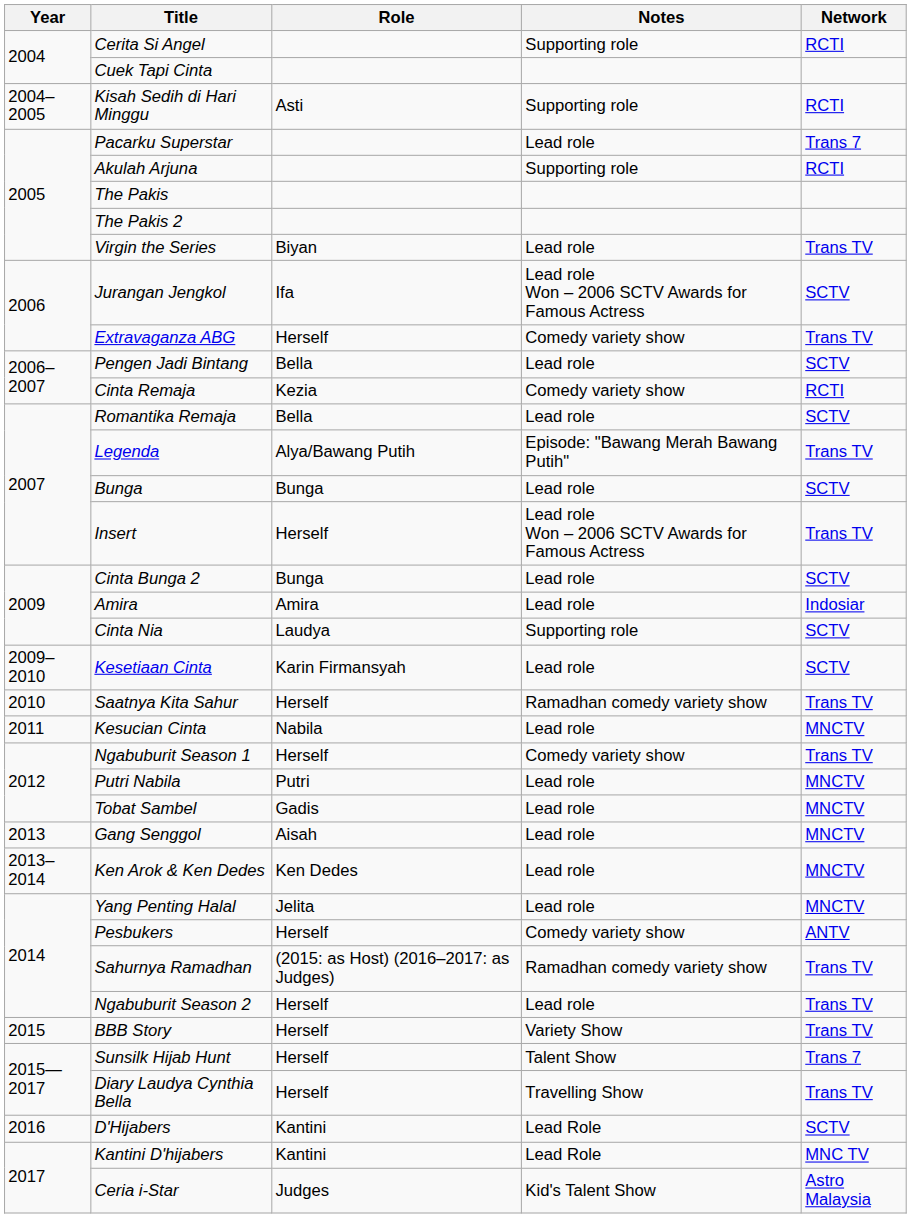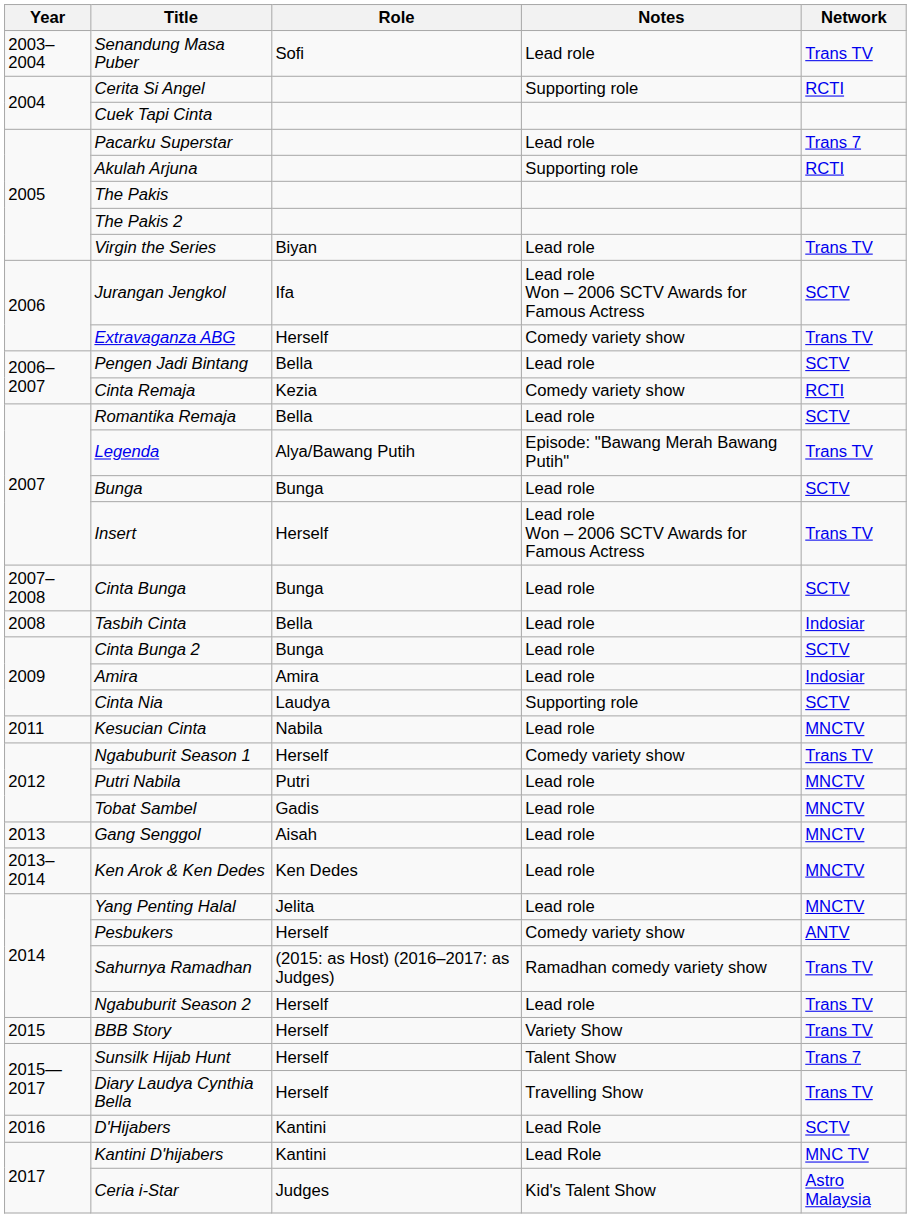+ row: (160, 53)
- row: (165, 106)
+ row: (140, 588)
+ row: (140, 623)
- row: (153, 667)
- row: (166, 702)
